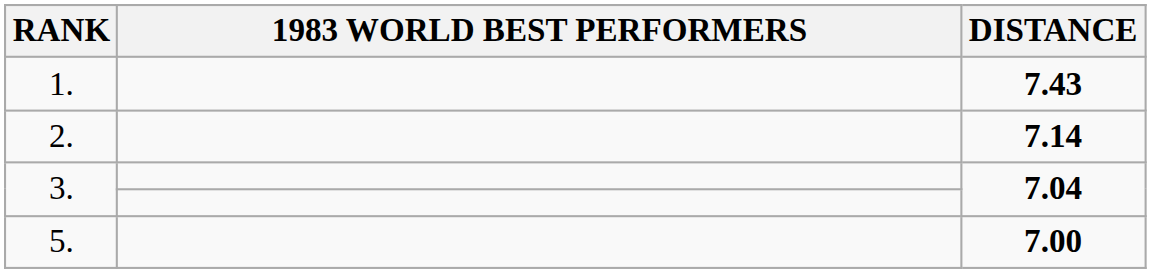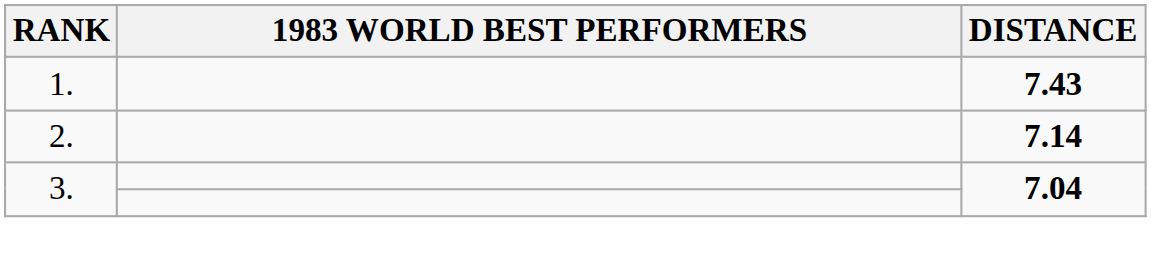- row: (61, 240)
